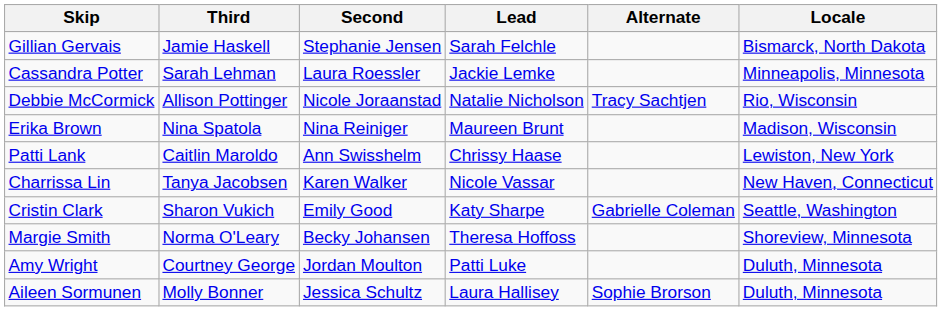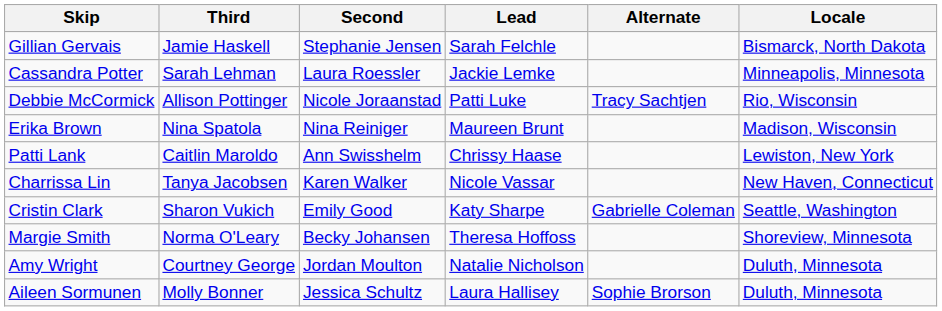(517, 100) Natalie Nicholson -> (488, 100) Patti Luke
(488, 264) Patti Luke -> (517, 264) Natalie Nicholson
